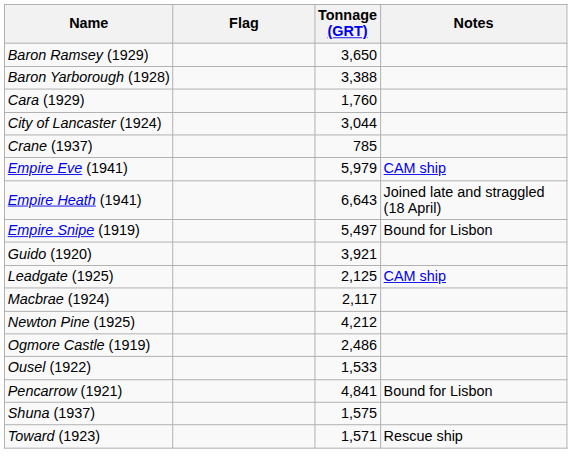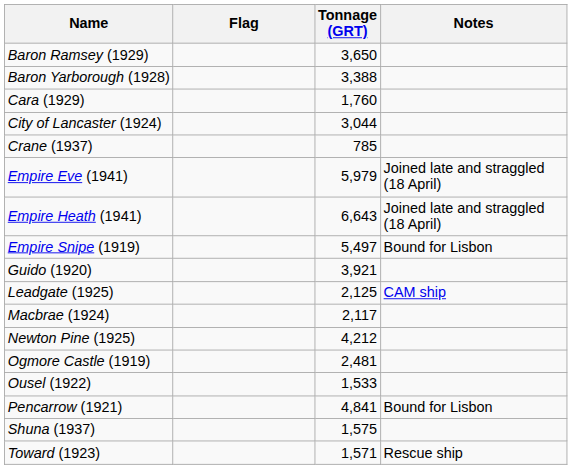(415, 169) CAM ship -> (464, 177) Joined late and straggled (18 April)
(359, 345) 2,486 -> (359, 361) 2,481
